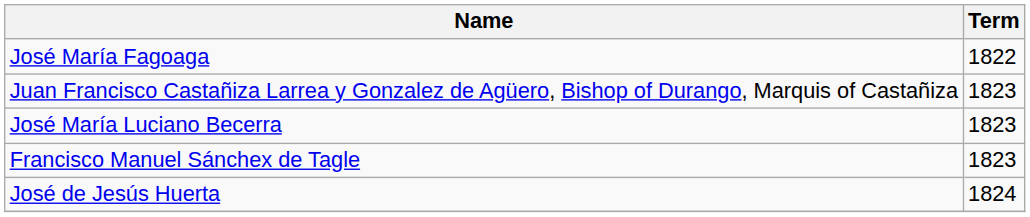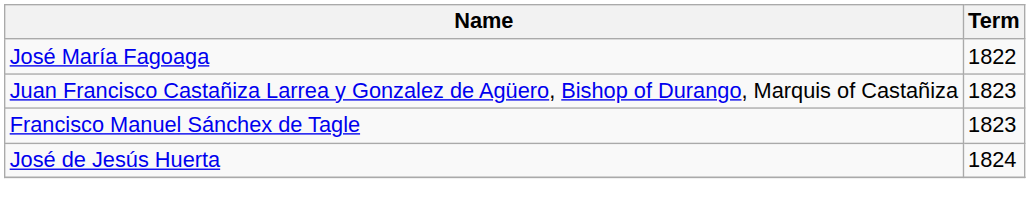- row: (146, 125)
